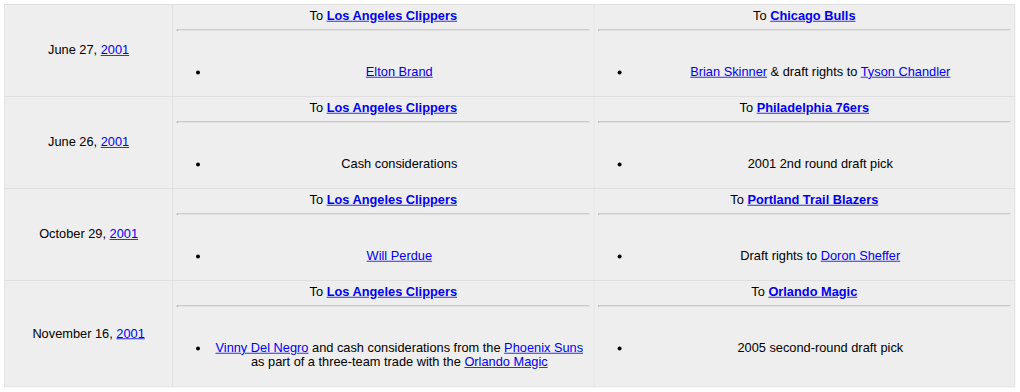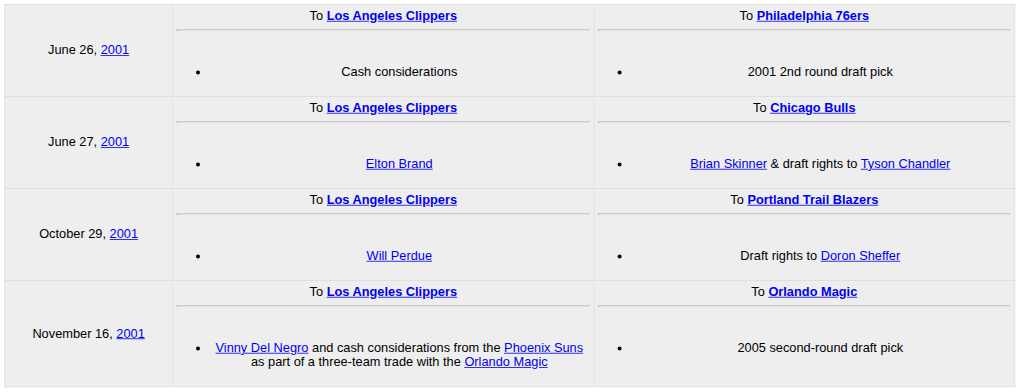rows swapped: (89, 142) <-> (89, 50)
